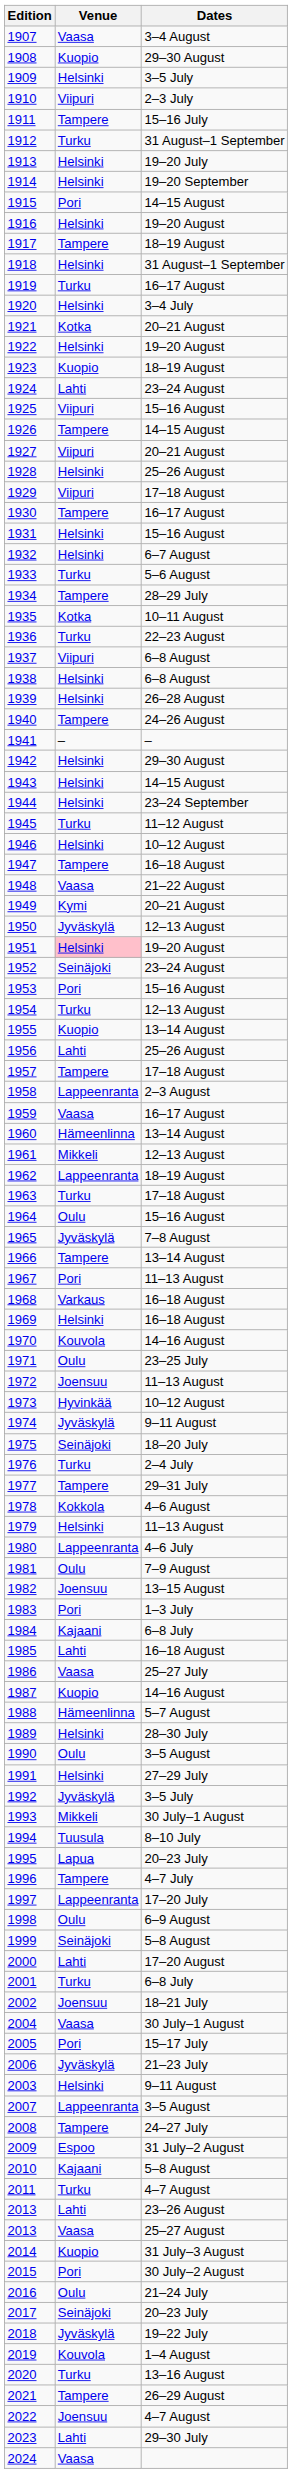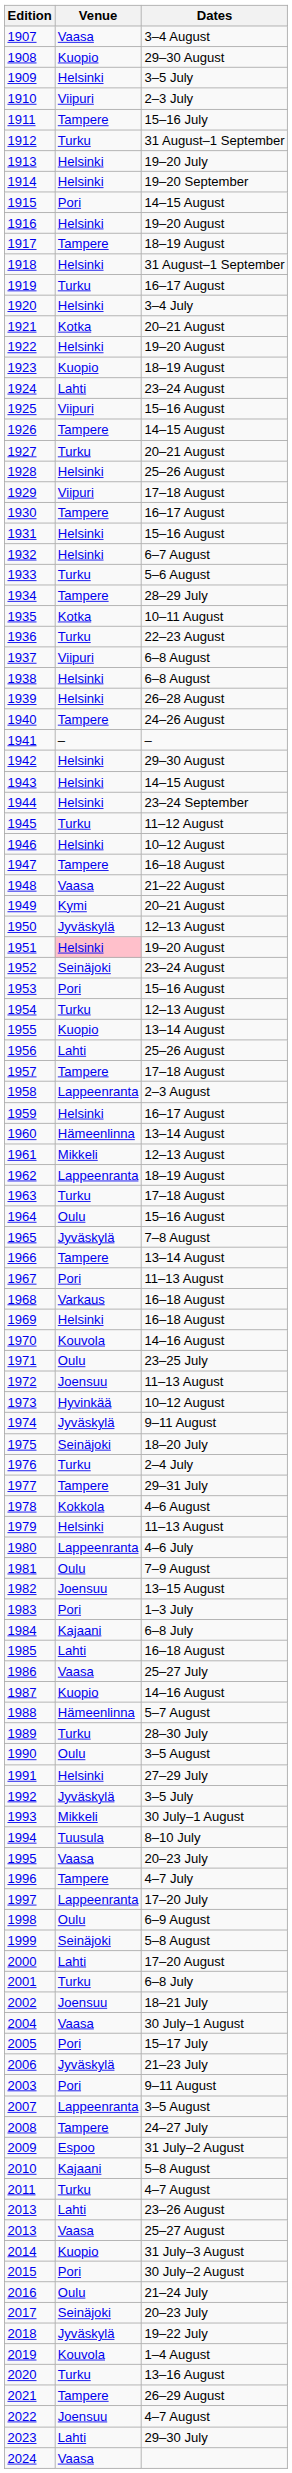(76, 450) Viipuri -> (74, 450) Turku
(76, 1113) Vaasa -> (81, 1113) Helsinki
(81, 1733) Helsinki -> (74, 1733) Turku
(76, 1858) Lapua -> (76, 1858) Vaasa
(81, 2085) Helsinki -> (69, 2085) Pori
